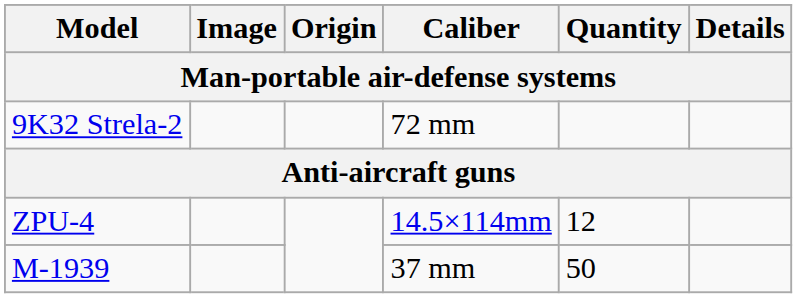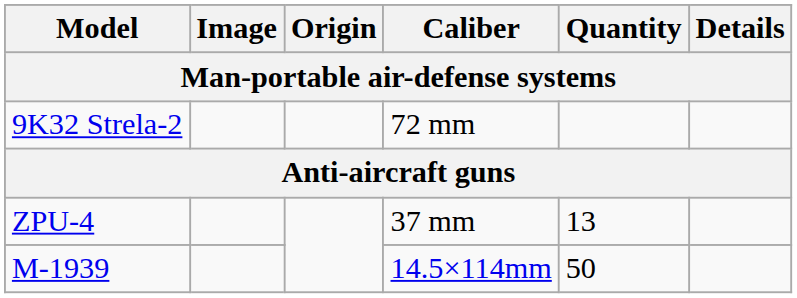(471, 220) 14.5×114mm -> (433, 220) 37 mm
(581, 220) 12 -> (581, 220) 13
(433, 268) 37 mm -> (471, 268) 14.5×114mm
